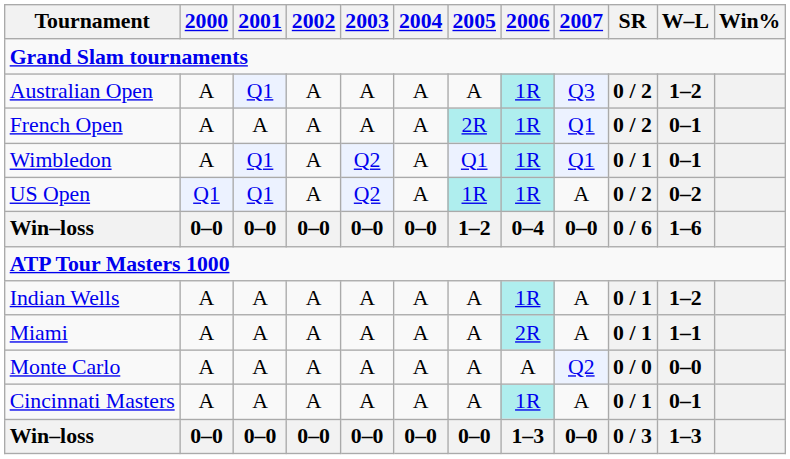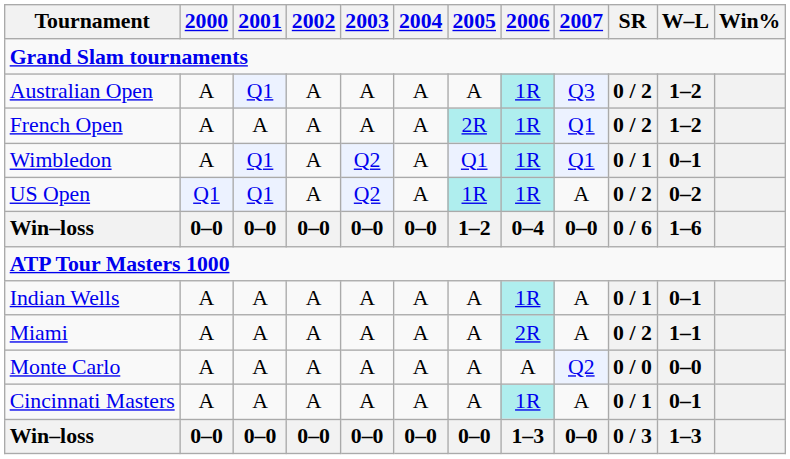(685, 125) 0–1 -> (685, 125) 1–2
(685, 297) 1–2 -> (685, 297) 0–1
(632, 332) 0 / 1 -> (632, 332) 0 / 2
